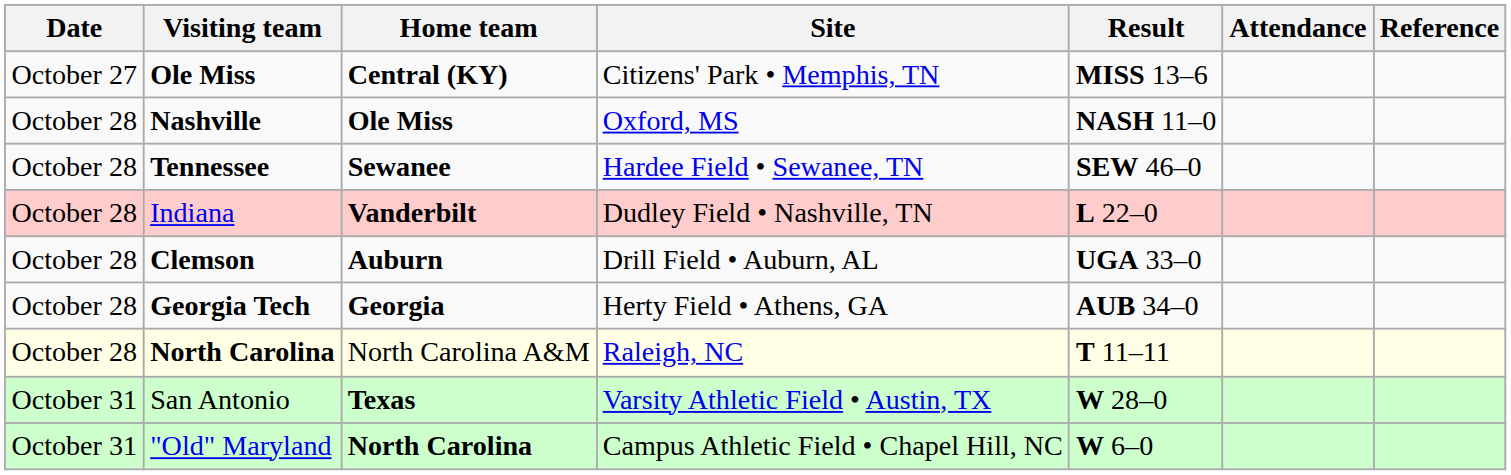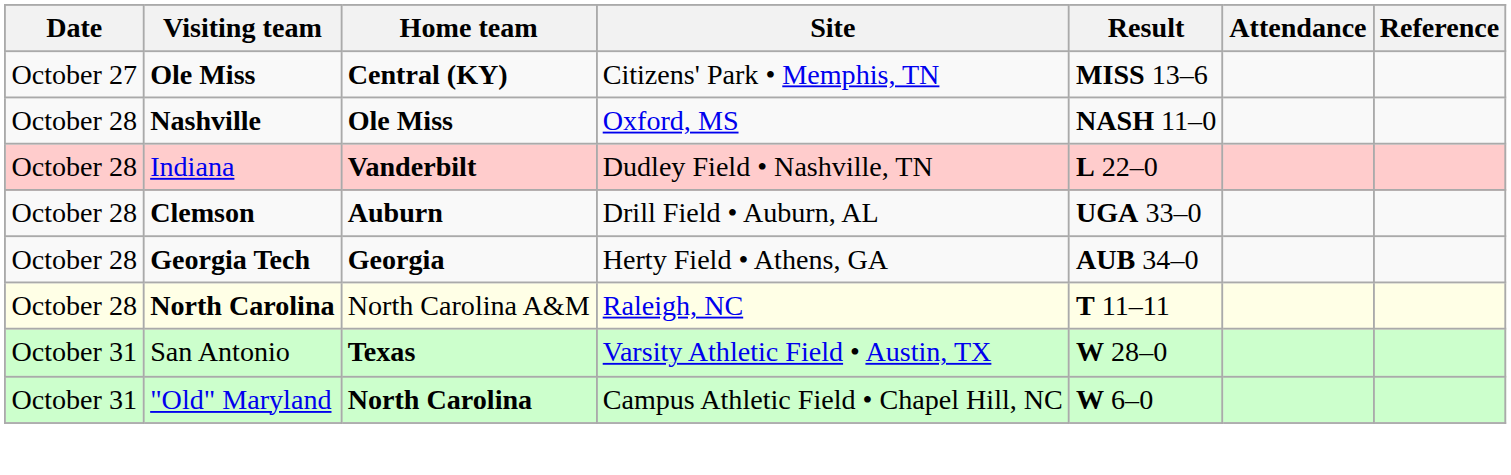- row: (210, 166)
